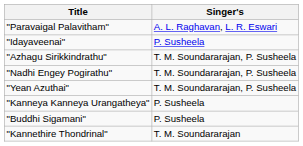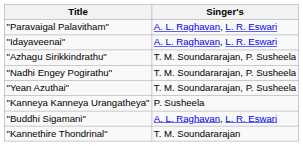(179, 42) P. Susheela -> (215, 42) A. L. Raghavan, L. R. Eswari
(179, 118) P. Susheela -> (215, 118) A. L. Raghavan, L. R. Eswari
